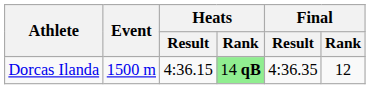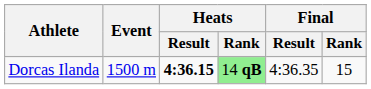(188, 70) normal -> (189, 70) bold
(343, 70) 12 -> (344, 70) 15
